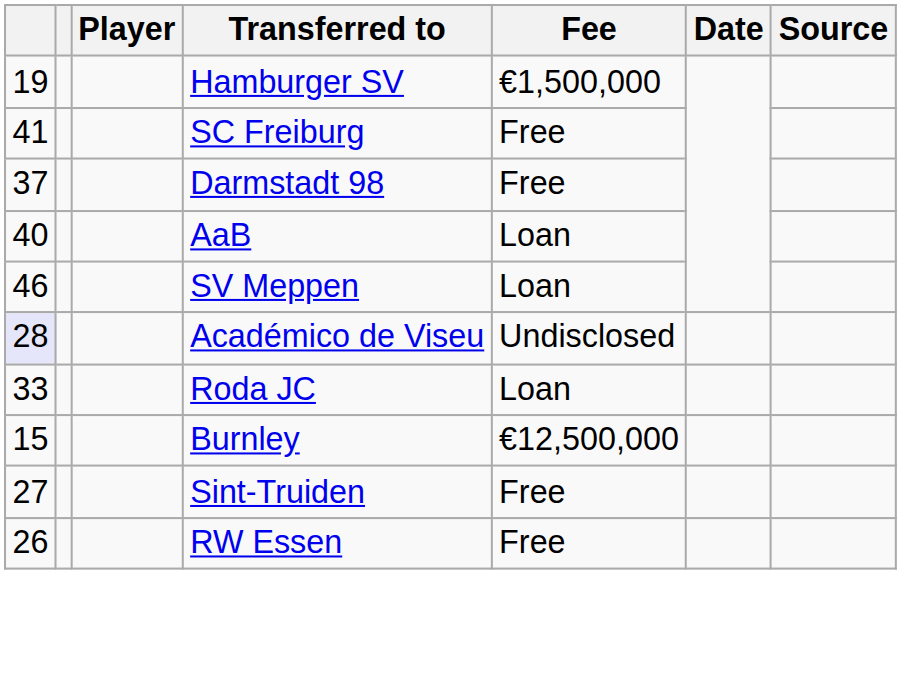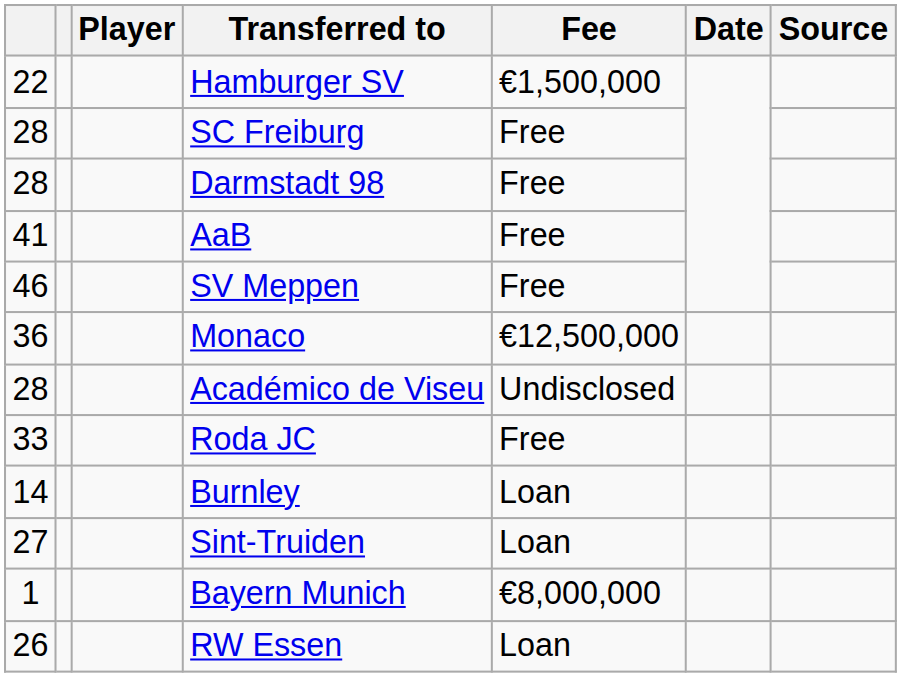(30, 81) 19 -> (30, 81) 22
(30, 132) 41 -> (30, 132) 28
(30, 183) 37 -> (30, 183) 28
(30, 235) 40 -> (30, 235) 41
(535, 235) Loan -> (532, 235) Free
(535, 286) Loan -> (532, 286) Free
+ row: (248, 337)
(30, 337) lavender background -> (30, 388) no background
(535, 388) Loan -> (532, 440) Free
(30, 440) 15 -> (30, 491) 14
(589, 440) €12,500,000 -> (535, 491) Loan
(532, 491) Free -> (535, 542) Loan
+ row: (298, 593)
(532, 542) Free -> (535, 645) Loan
